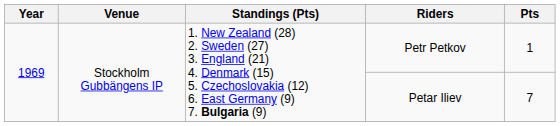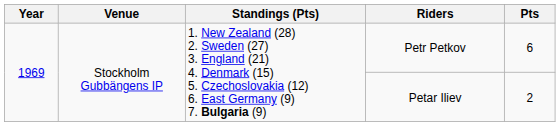(530, 48) 1 -> (530, 48) 6
(530, 97) 7 -> (530, 97) 2
